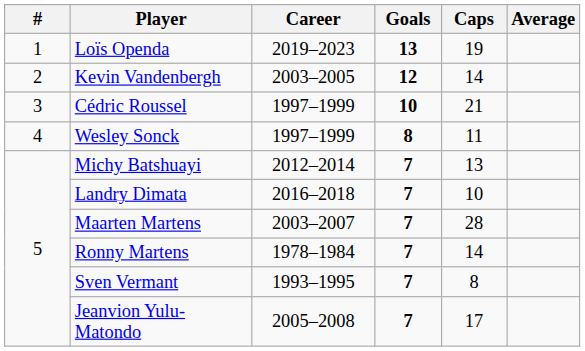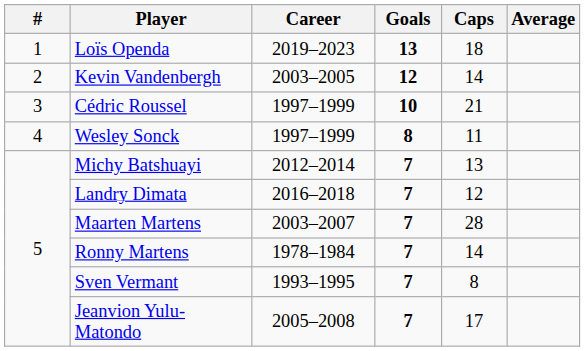(474, 48) 19 -> (474, 48) 18
(474, 194) 10 -> (474, 194) 12
